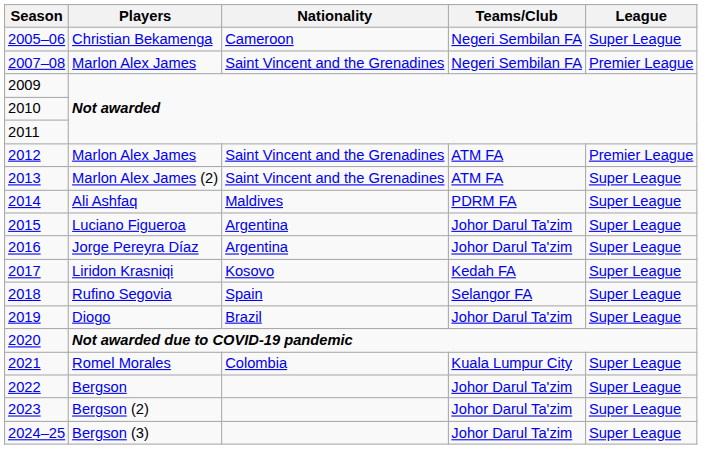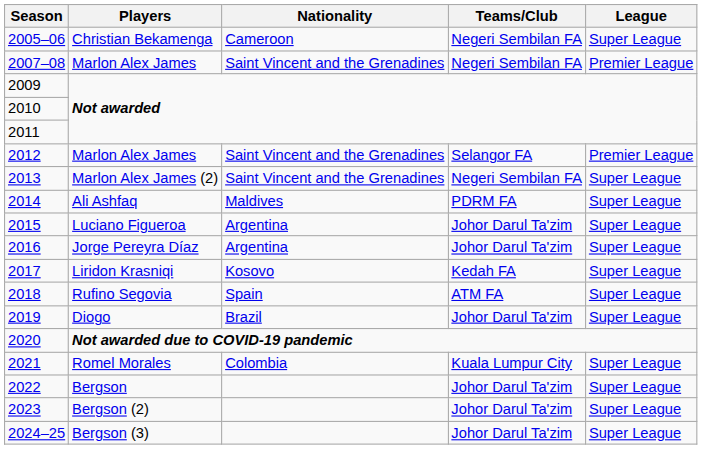(477, 155) ATM FA -> (492, 155) Selangor FA
(477, 178) ATM FA -> (517, 178) Negeri Sembilan FA
(492, 294) Selangor FA -> (477, 294) ATM FA
